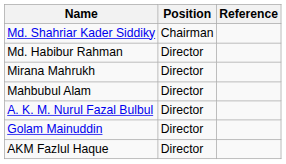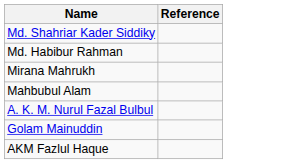- column: (187, 14)
